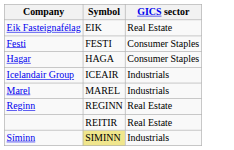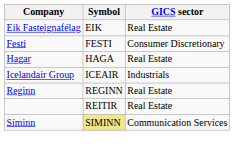(163, 43) Consumer Staples -> (176, 43) Consumer Discretionary
(163, 59) Consumer Staples -> (150, 59) Real Estate
- row: (18, 91)
(148, 138) Industrials -> (177, 122) Communication Services
